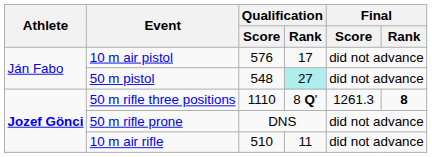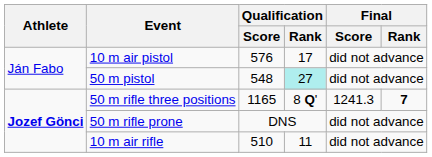(262, 100) 1110 -> (262, 100) 1165
(354, 100) 1261.3 -> (354, 100) 1241.3
(404, 100) 8 -> (404, 100) 7
